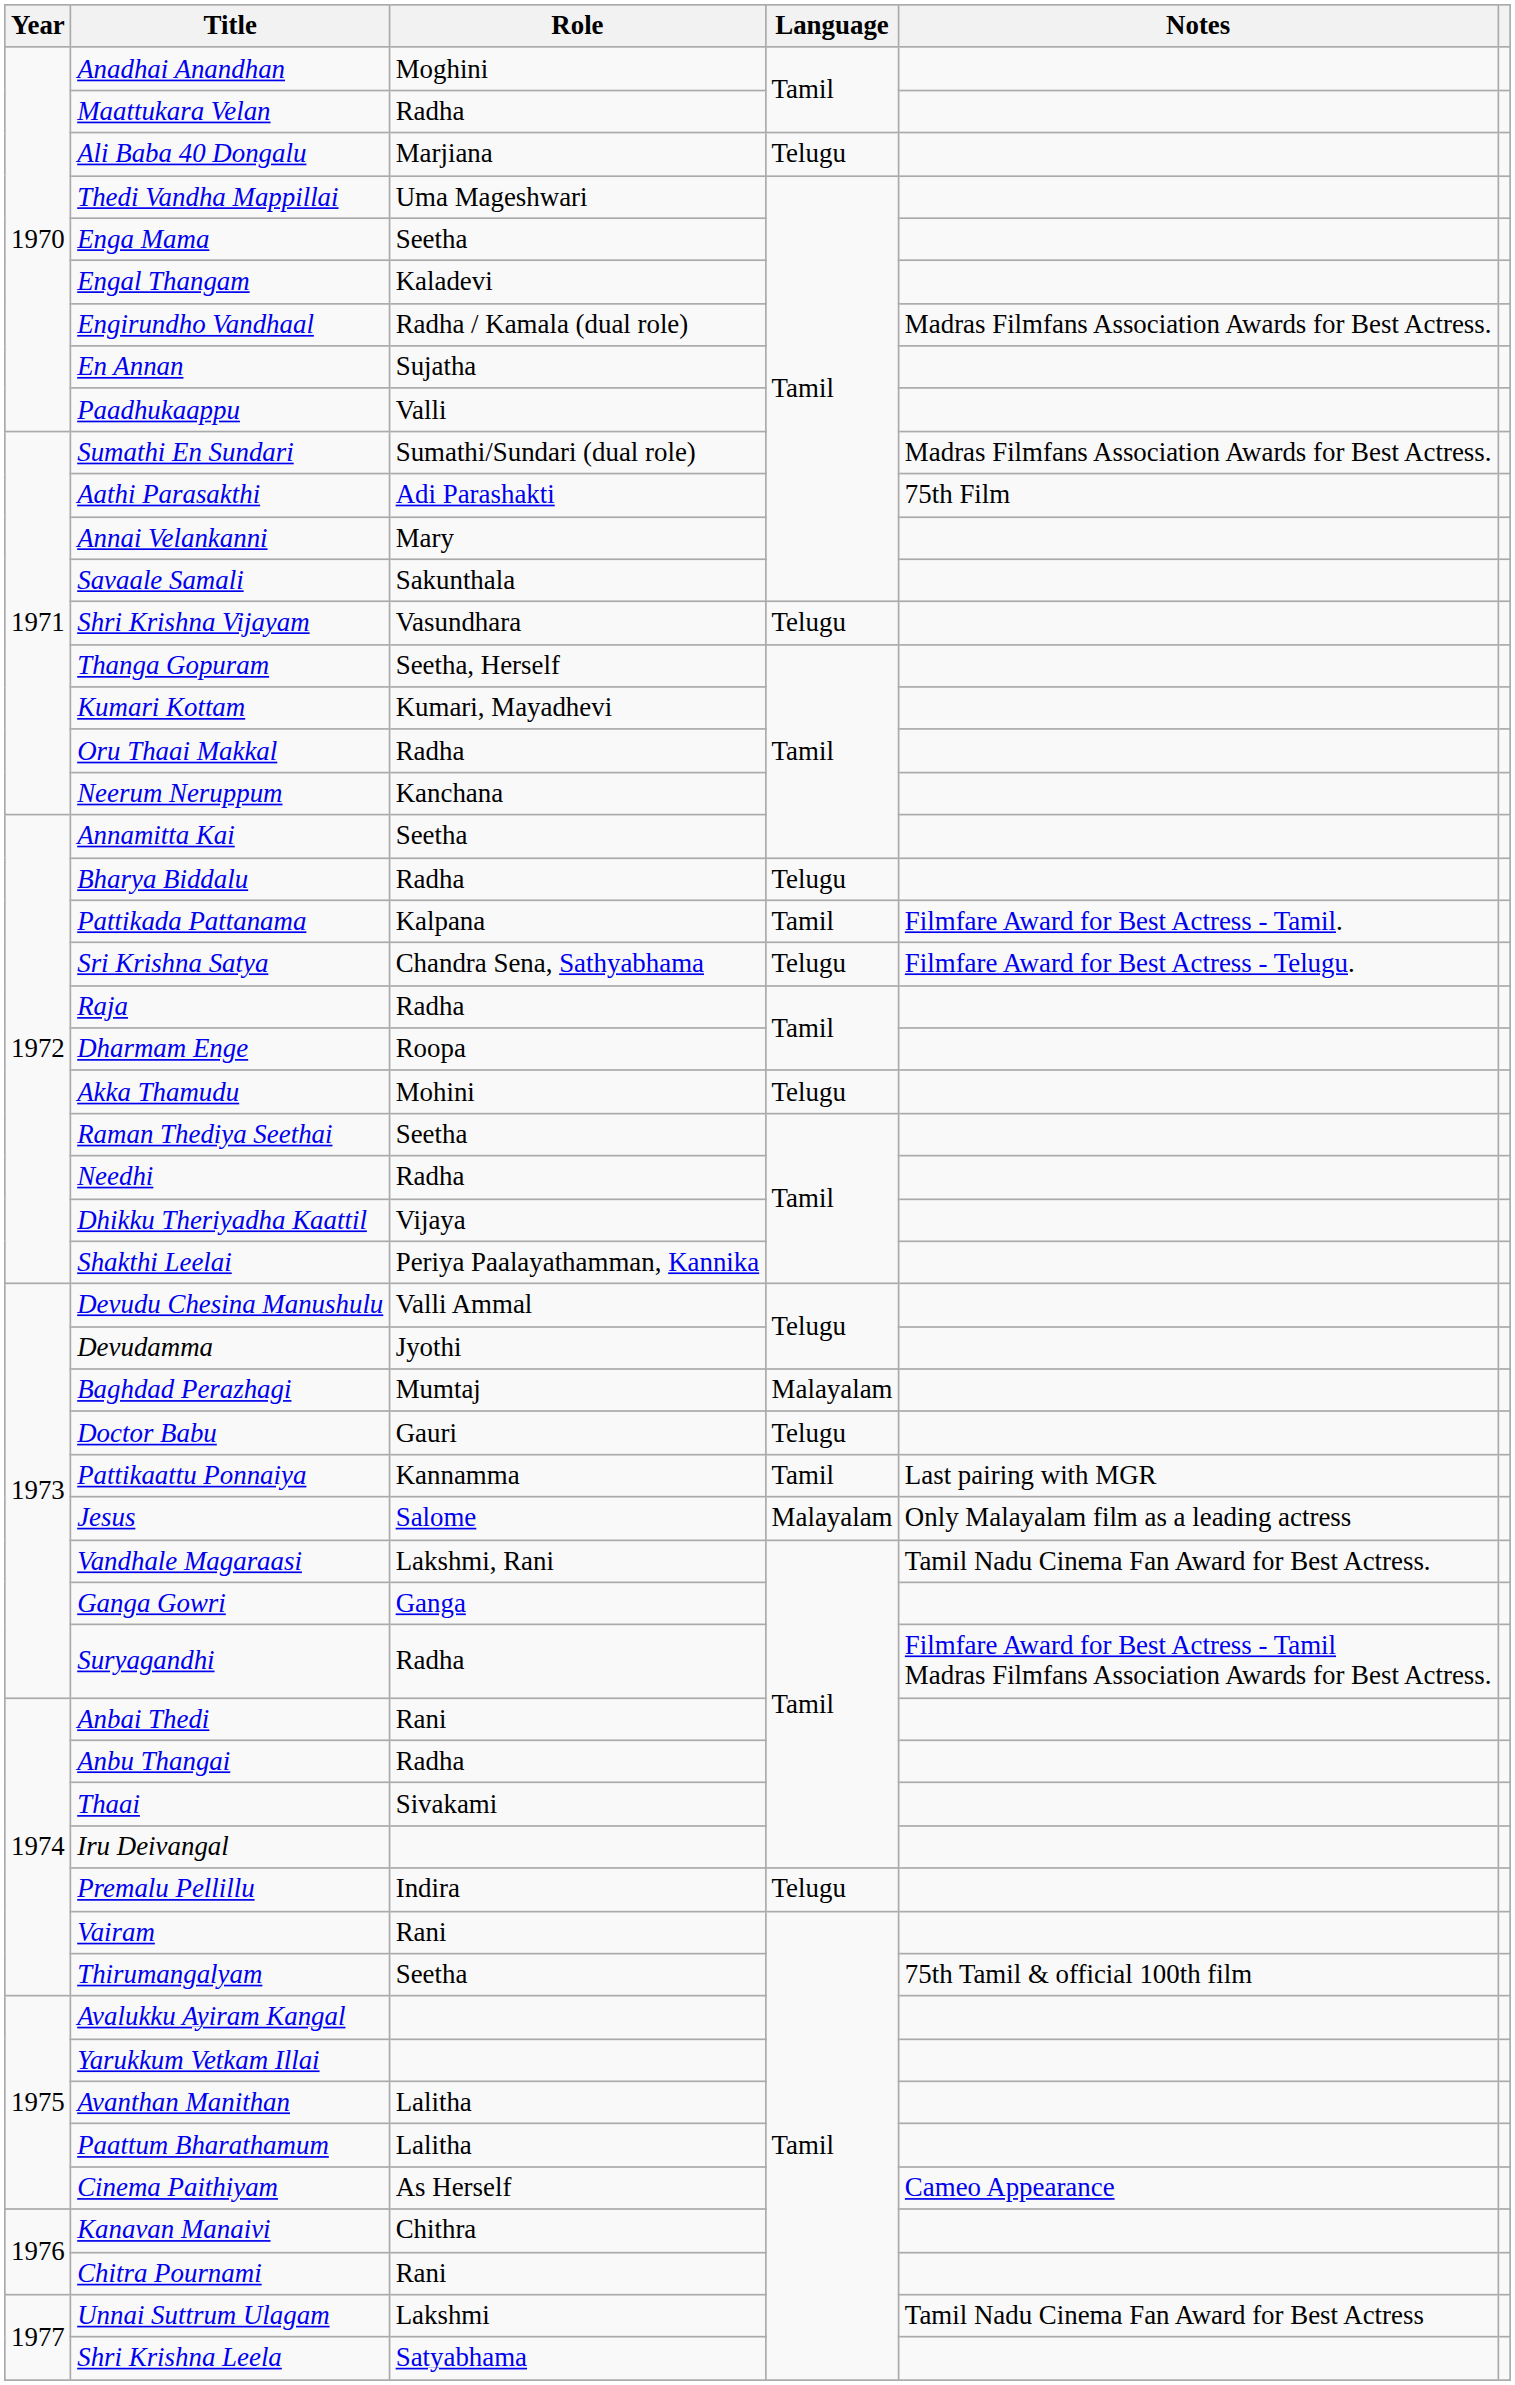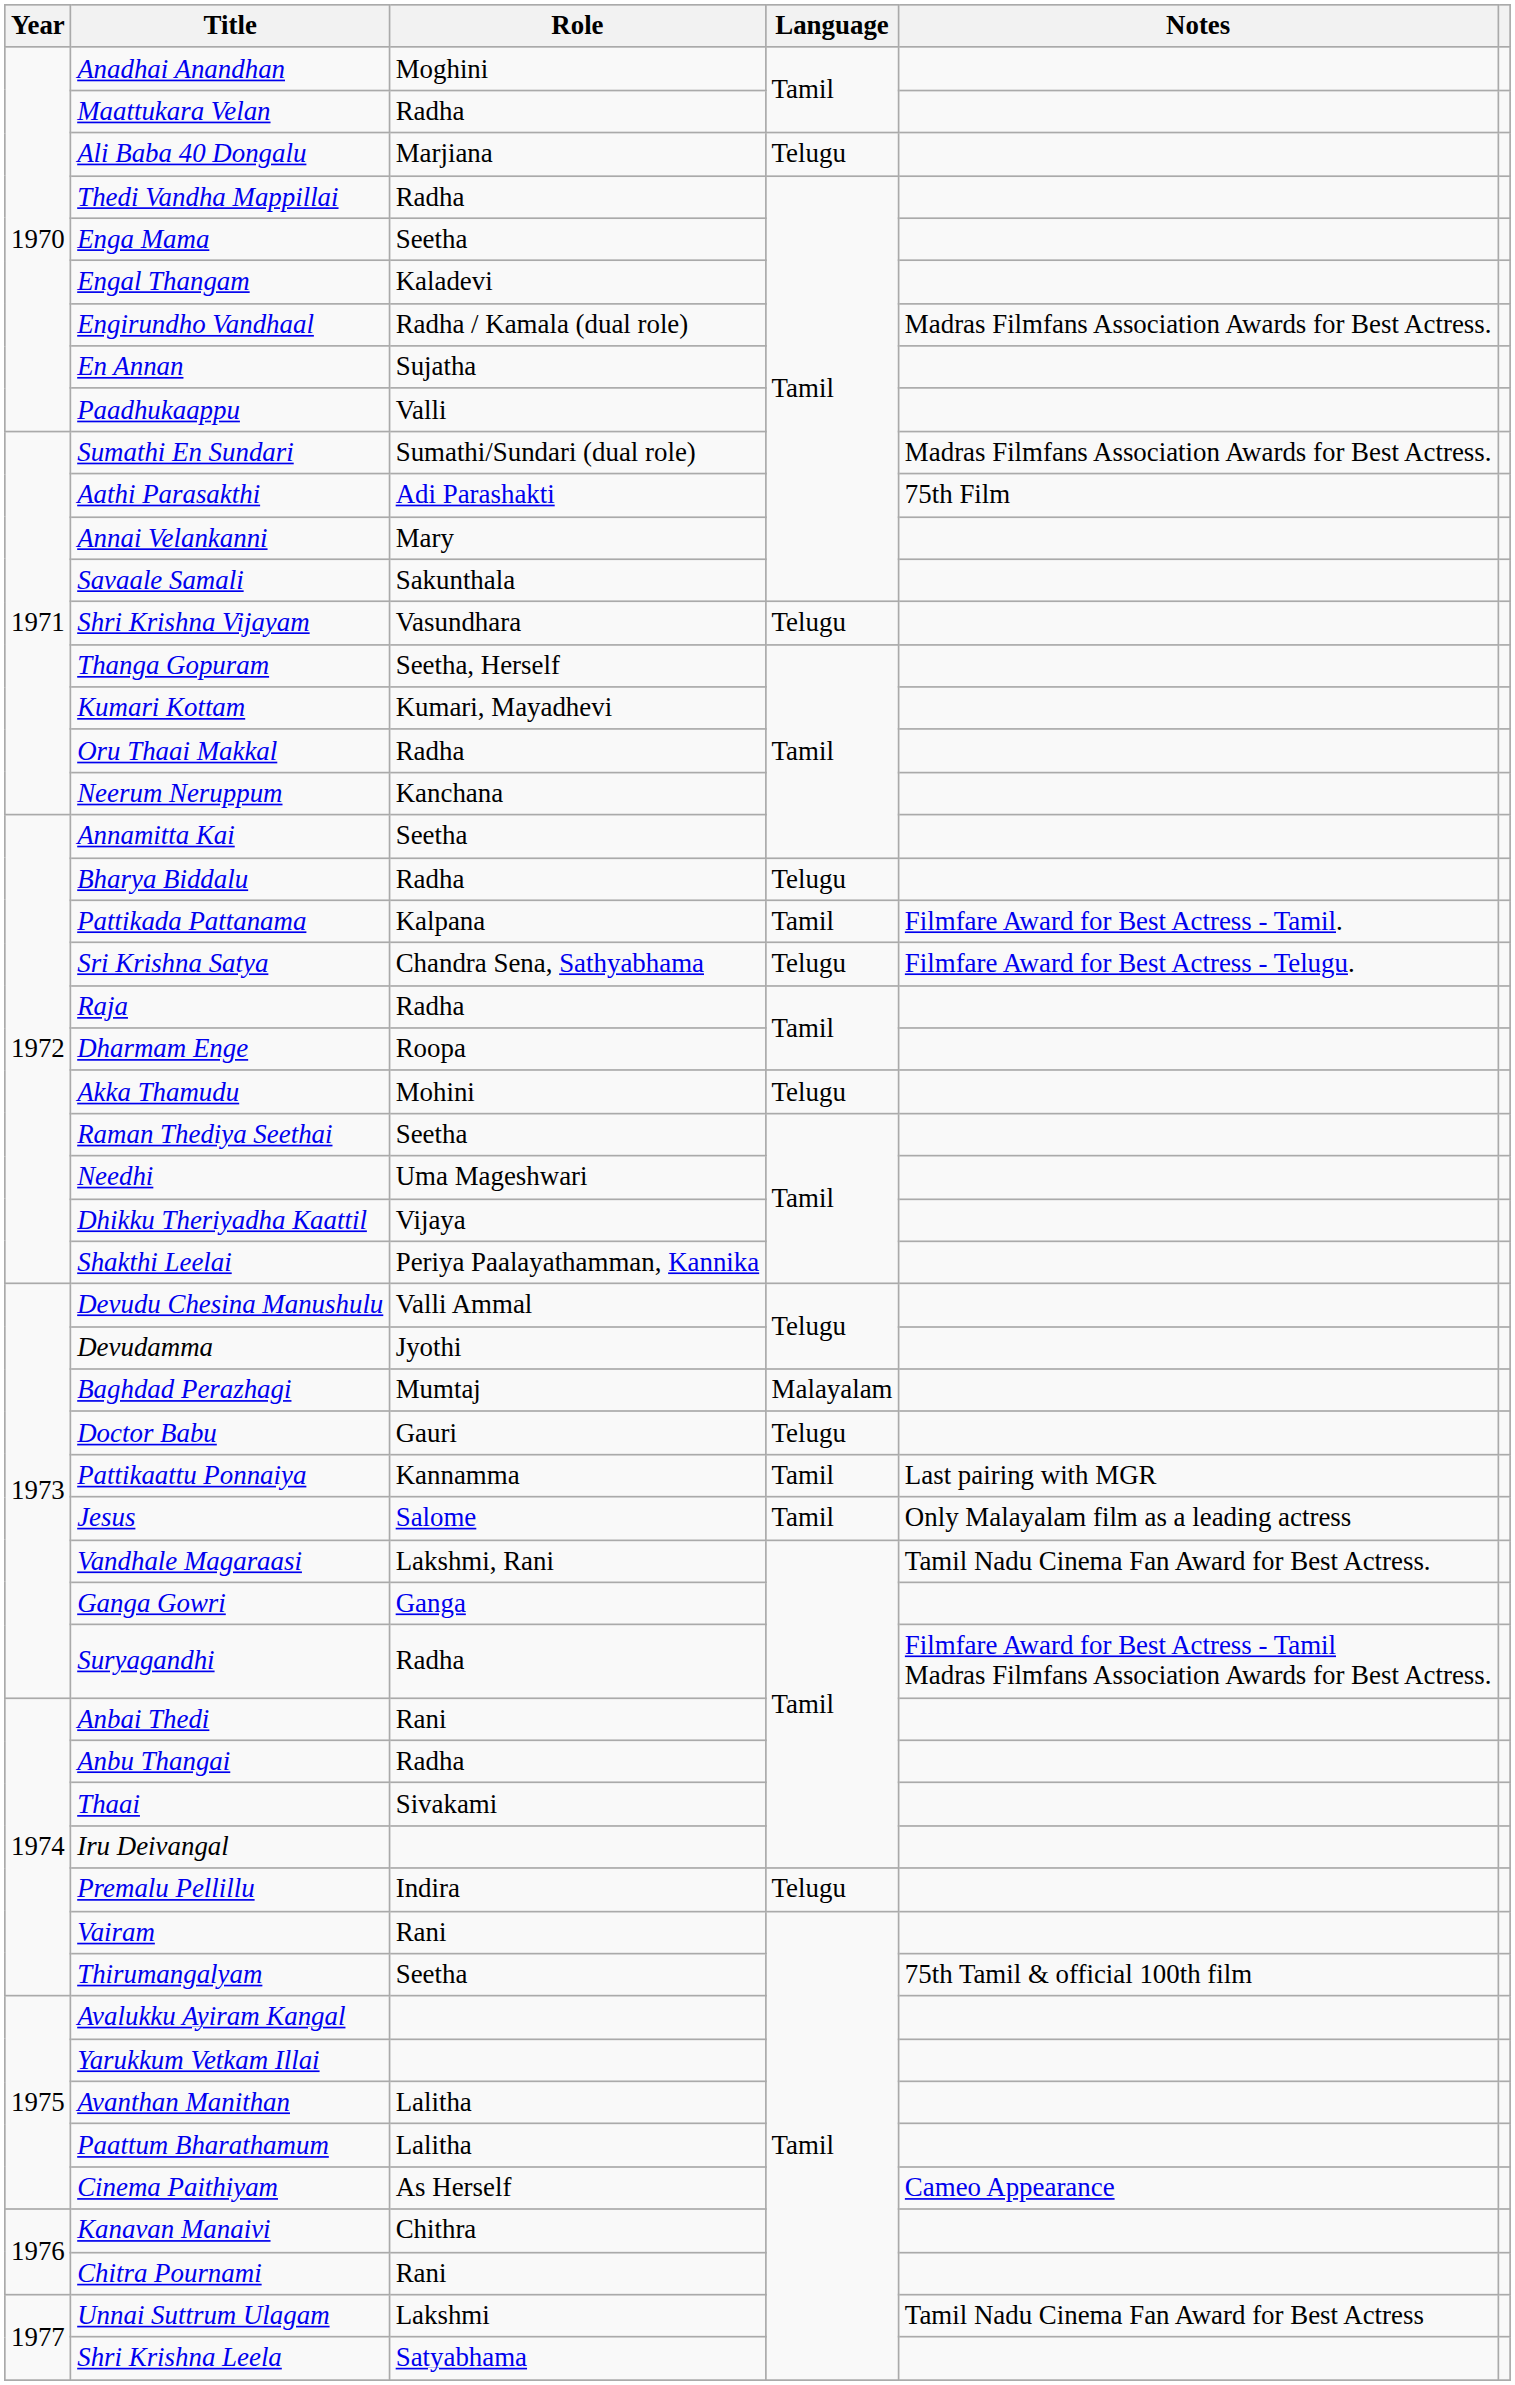(492, 196) Uma Mageshwari -> (430, 196) Radha
(430, 1176) Radha -> (492, 1176) Uma Mageshwari
(832, 1517) Malayalam -> (803, 1517) Tamil
